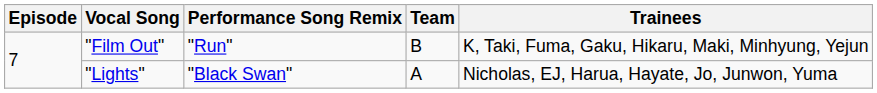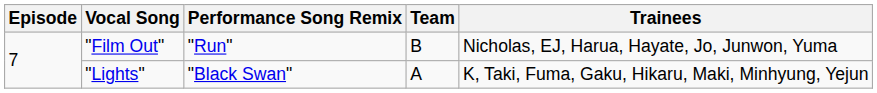(666, 46) K, Taki, Fuma, Gaku, Hikaru, Maki, Minhyung, Yejun -> (650, 46) Nicholas, EJ, Harua, Hayate, Jo, Junwon, Yuma
(650, 74) Nicholas, EJ, Harua, Hayate, Jo, Junwon, Yuma -> (666, 74) K, Taki, Fuma, Gaku, Hikaru, Maki, Minhyung, Yejun
